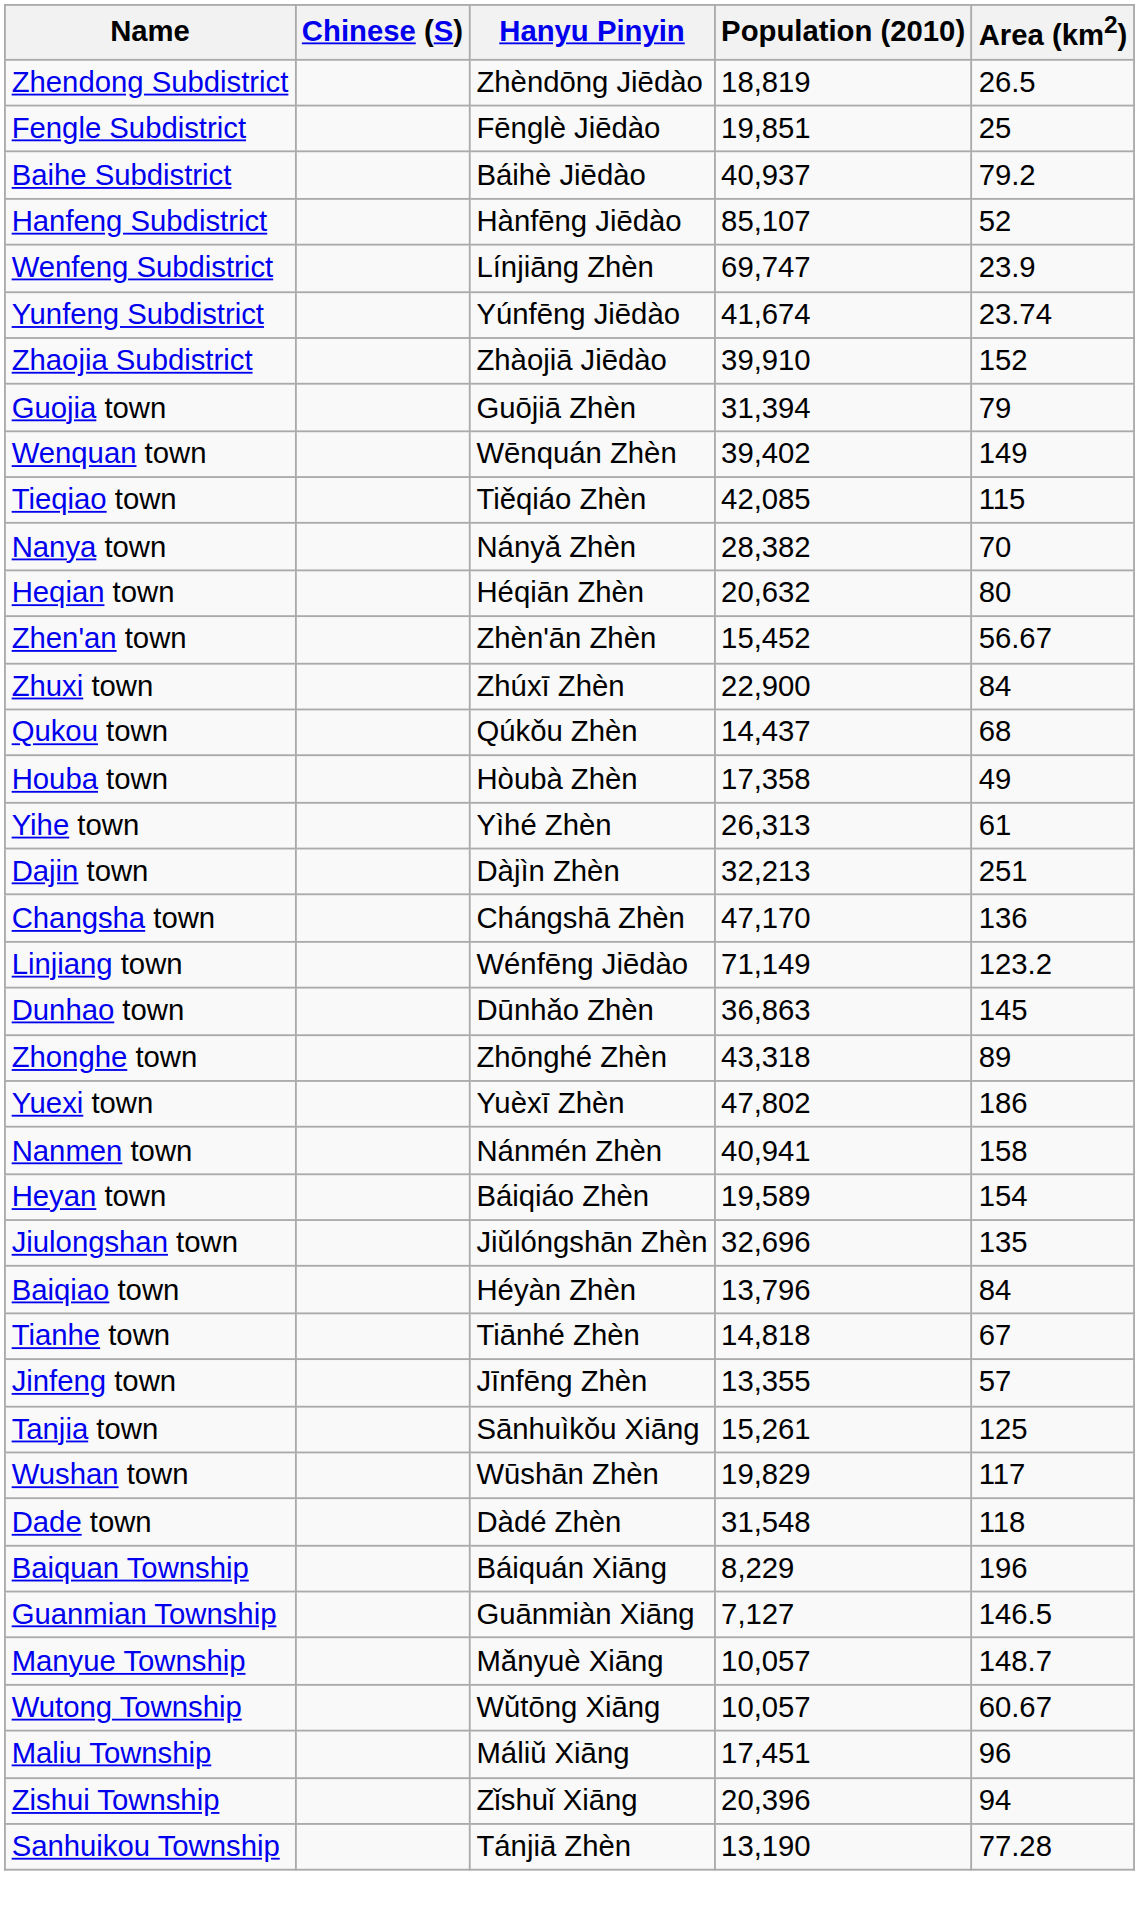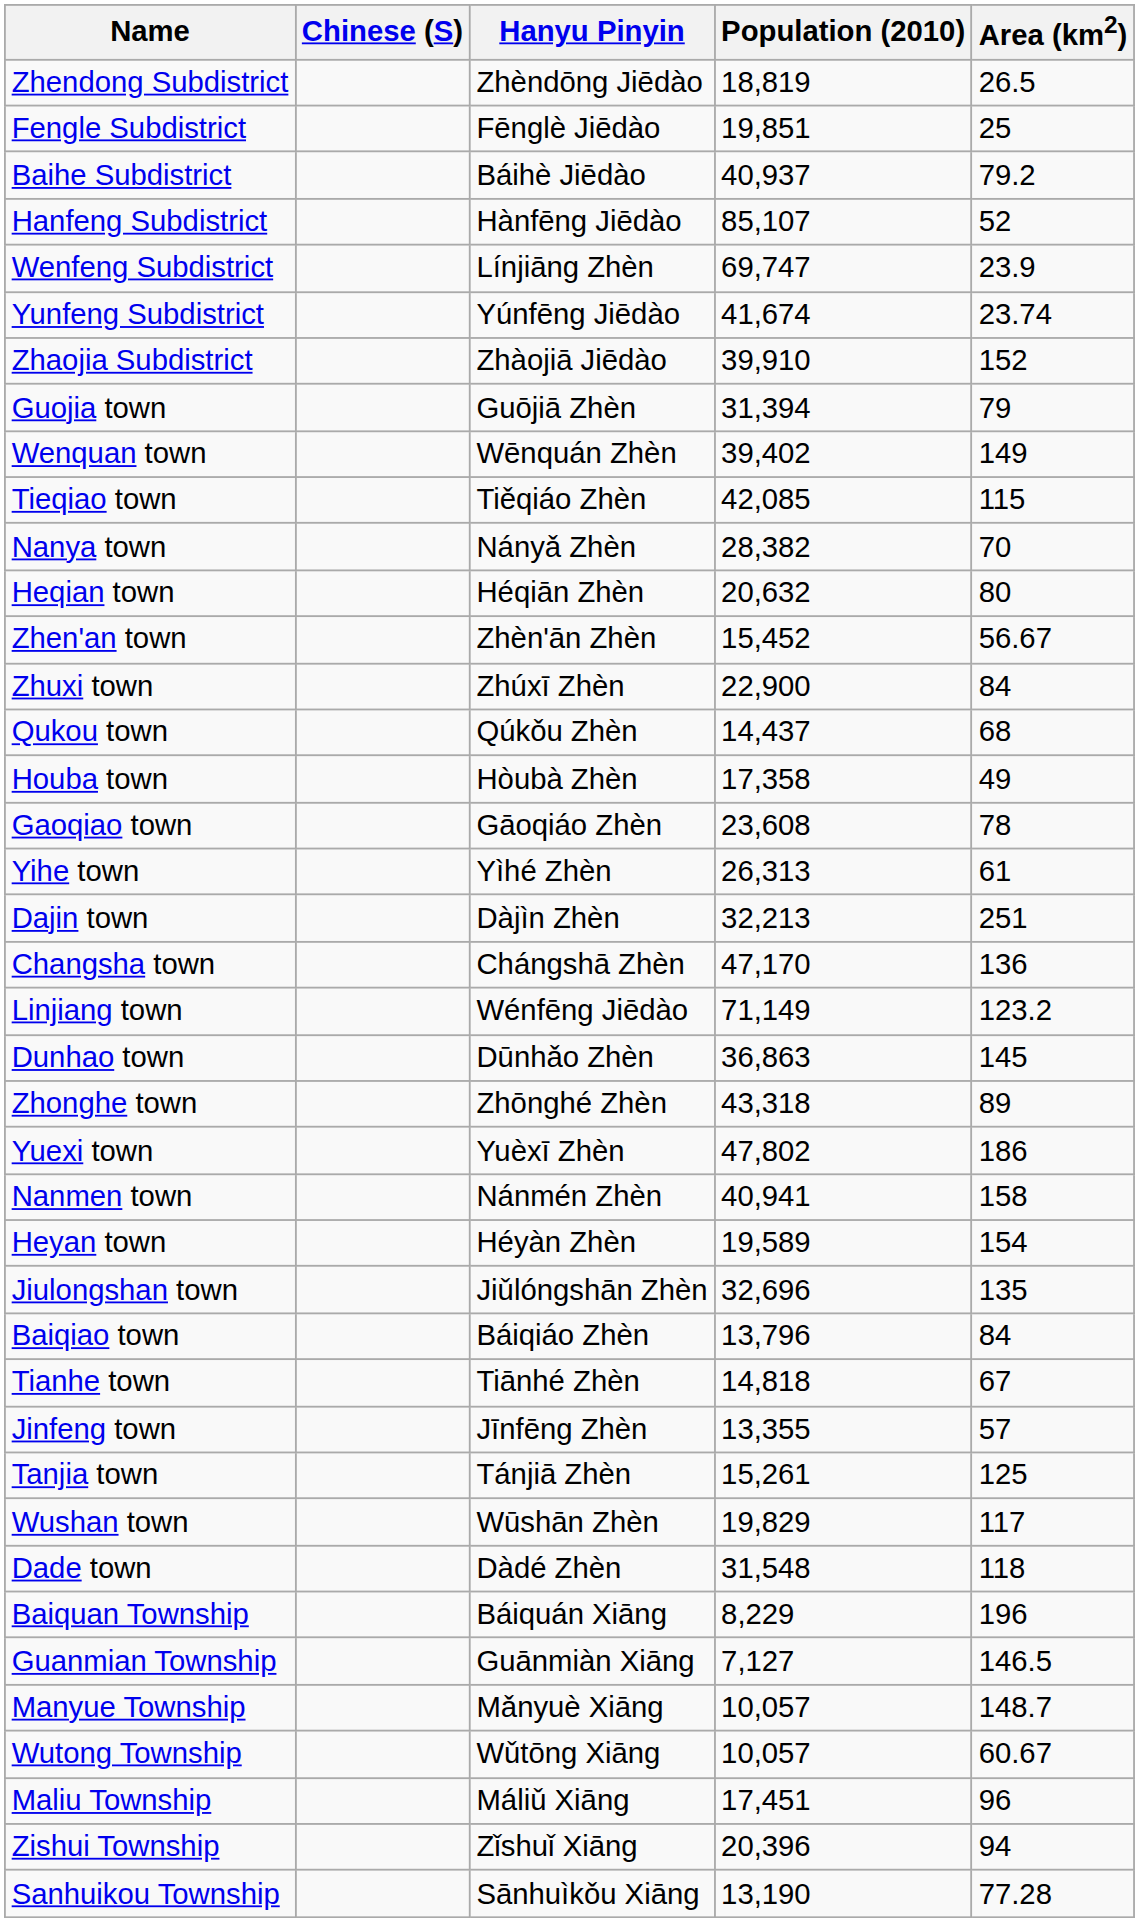+ row: (102, 825)
(563, 1196) Báiqiáo Zhèn -> (556, 1242) Héyàn Zhèn
(556, 1289) Héyàn Zhèn -> (563, 1335) Báiqiáo Zhèn
(588, 1428) Sānhuìkǒu Xiāng -> (554, 1475) Tánjiā Zhèn
(554, 1846) Tánjiā Zhèn -> (588, 1893) Sānhuìkǒu Xiāng
